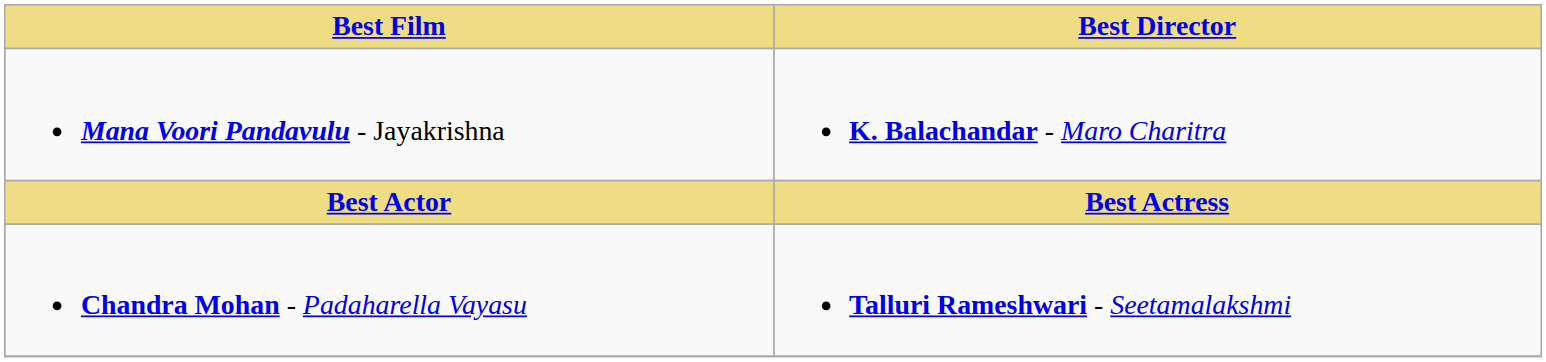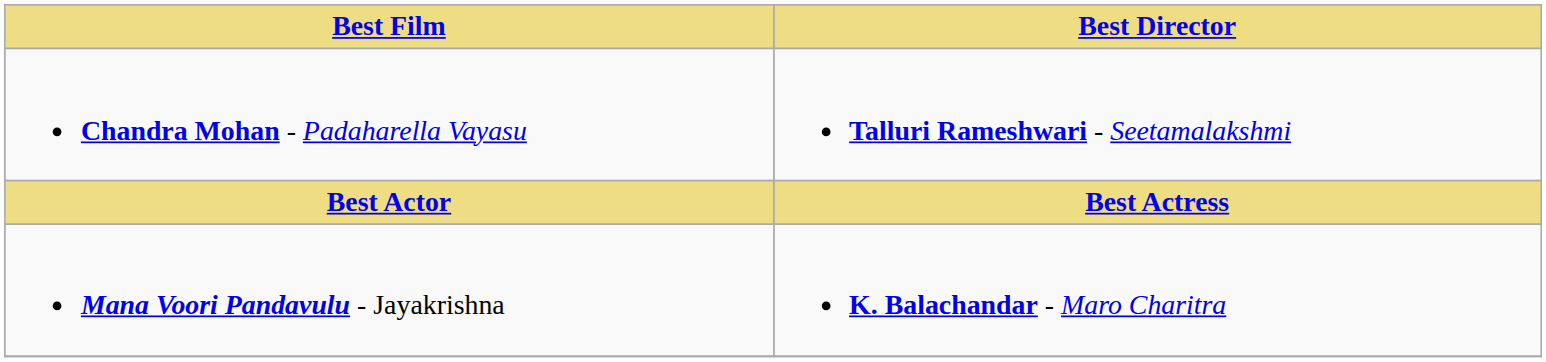rows swapped: (389, 130) <-> (389, 306)
